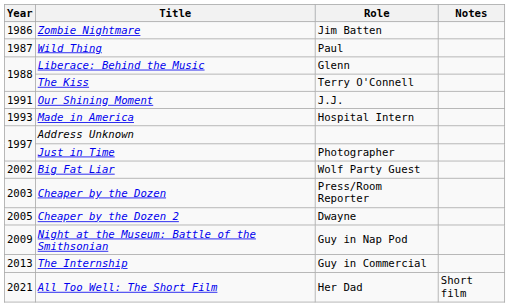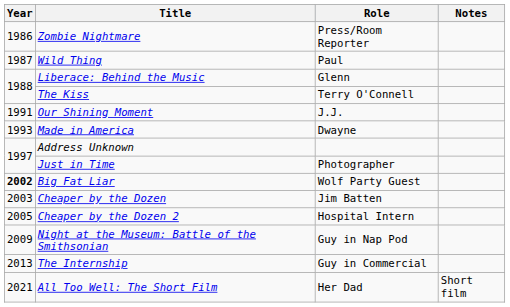(350, 30) Jim Batten -> (350, 37) Press/Room Reporter
(366, 117) Hospital Intern -> (337, 130) Dwayne
(20, 169) normal -> (20, 182) bold
(350, 193) Press/Room Reporter -> (350, 199) Jim Batten
(337, 217) Dwayne -> (366, 217) Hospital Intern
